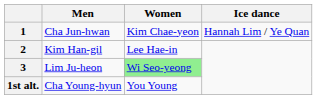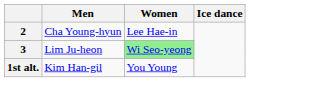- row: (23, 31)
(73, 49) Kim Han-gil -> (83, 31) Cha Young-hyun
(83, 85) Cha Young-hyun -> (73, 67) Kim Han-gil
